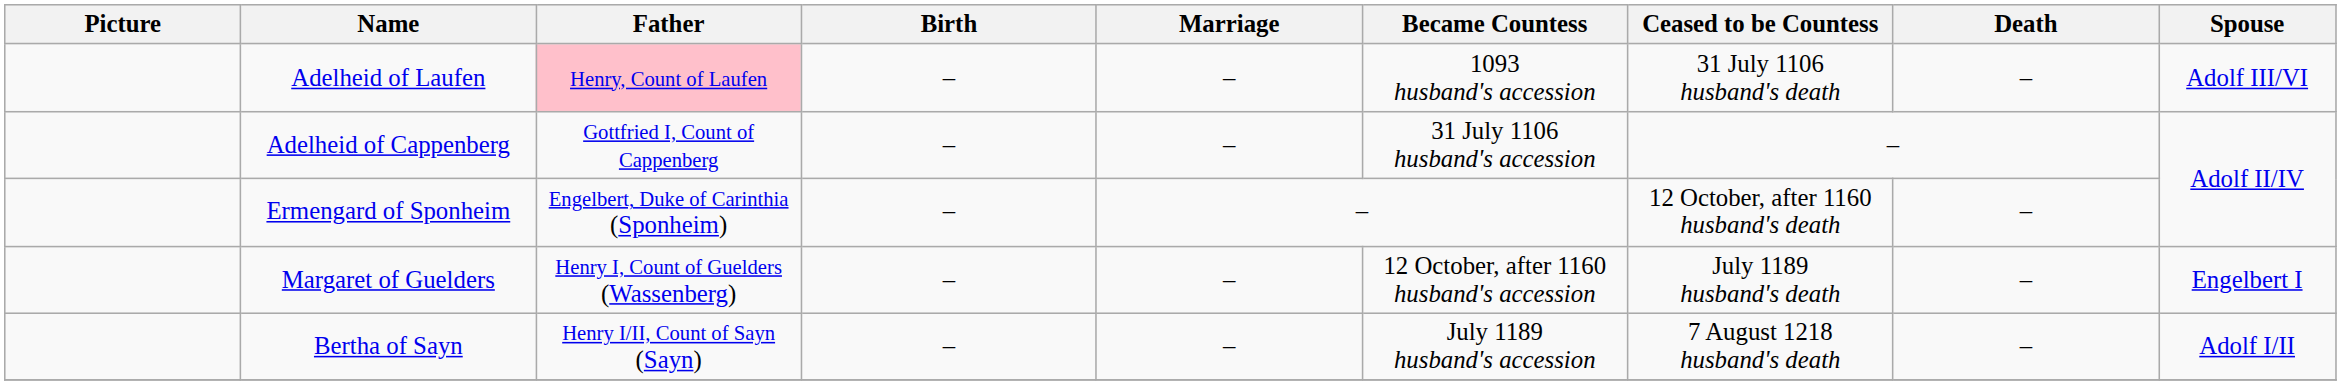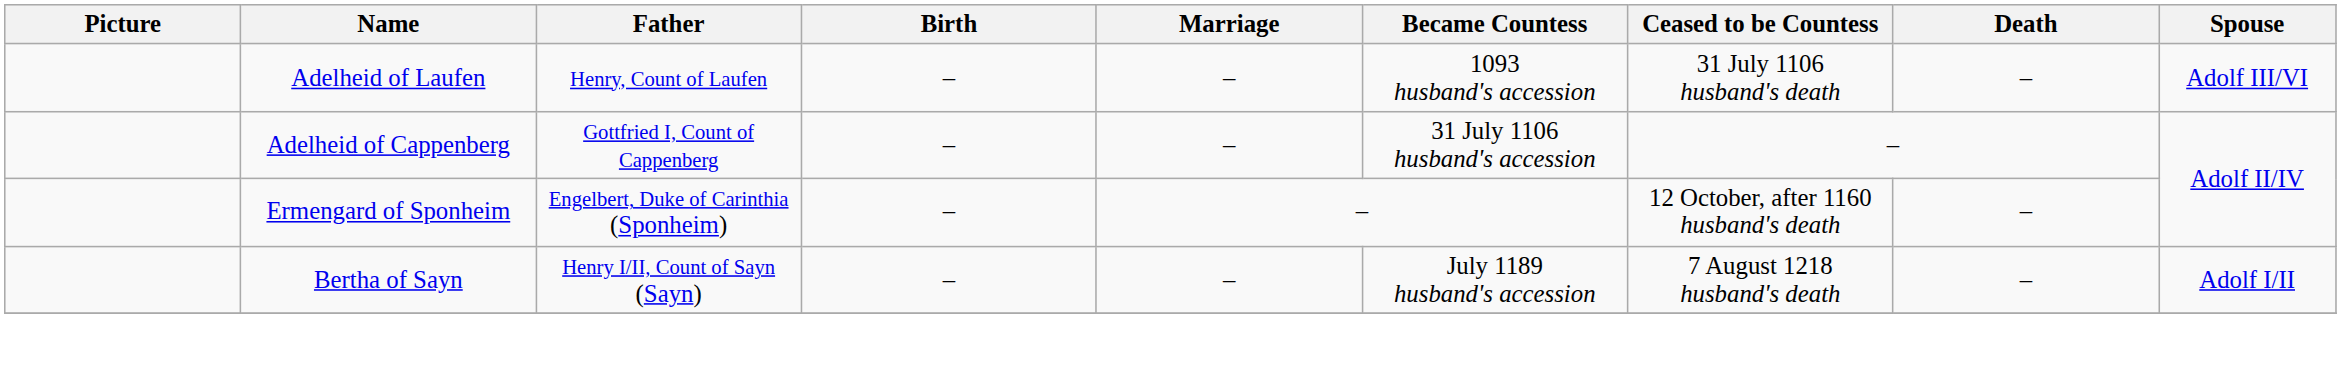(669, 78) pink background -> (669, 78) no background
- row: (388, 279)
